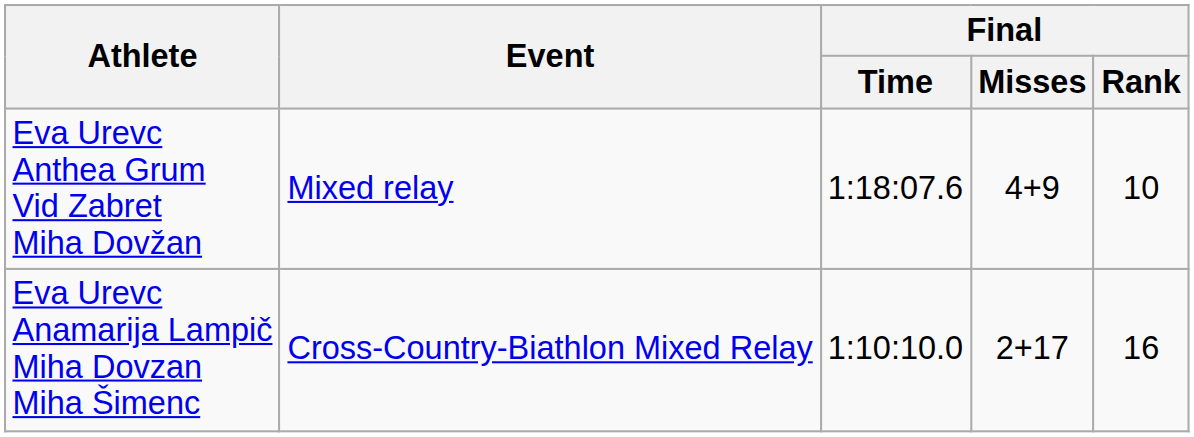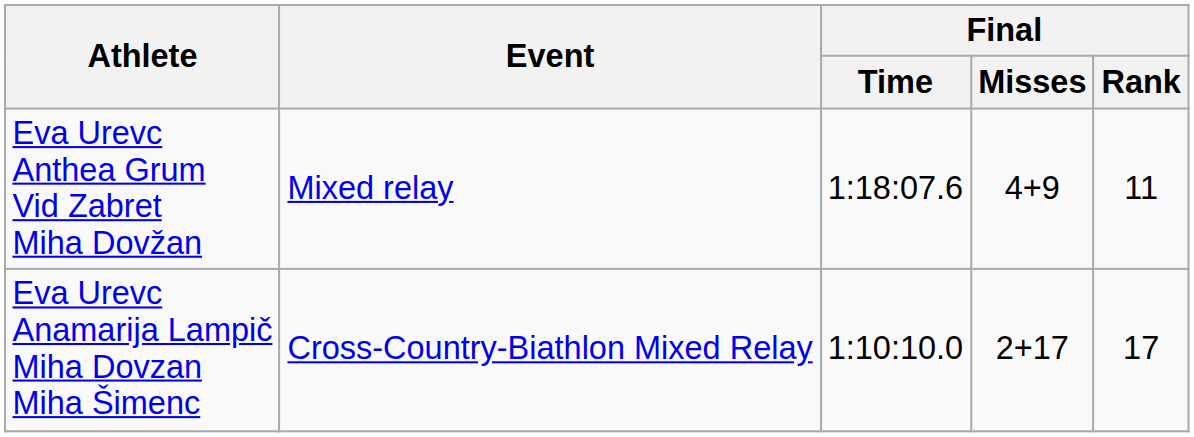(1141, 188) 10 -> (1141, 188) 11
(1141, 349) 16 -> (1141, 349) 17
